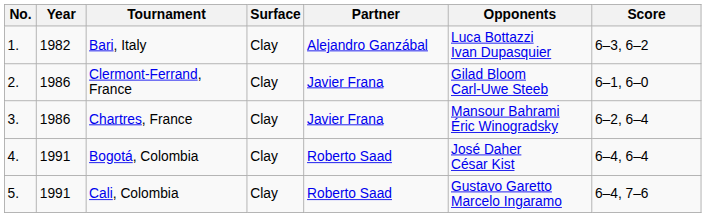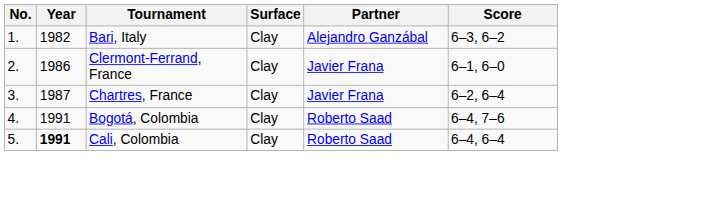- column: (520, 15)
(55, 119) 1986 -> (55, 96) 1987
(622, 156) 6–4, 6–4 -> (478, 118) 6–4, 7–6
(55, 194) normal -> (55, 140) bold
(622, 194) 6–4, 7–6 -> (478, 140) 6–4, 6–4
